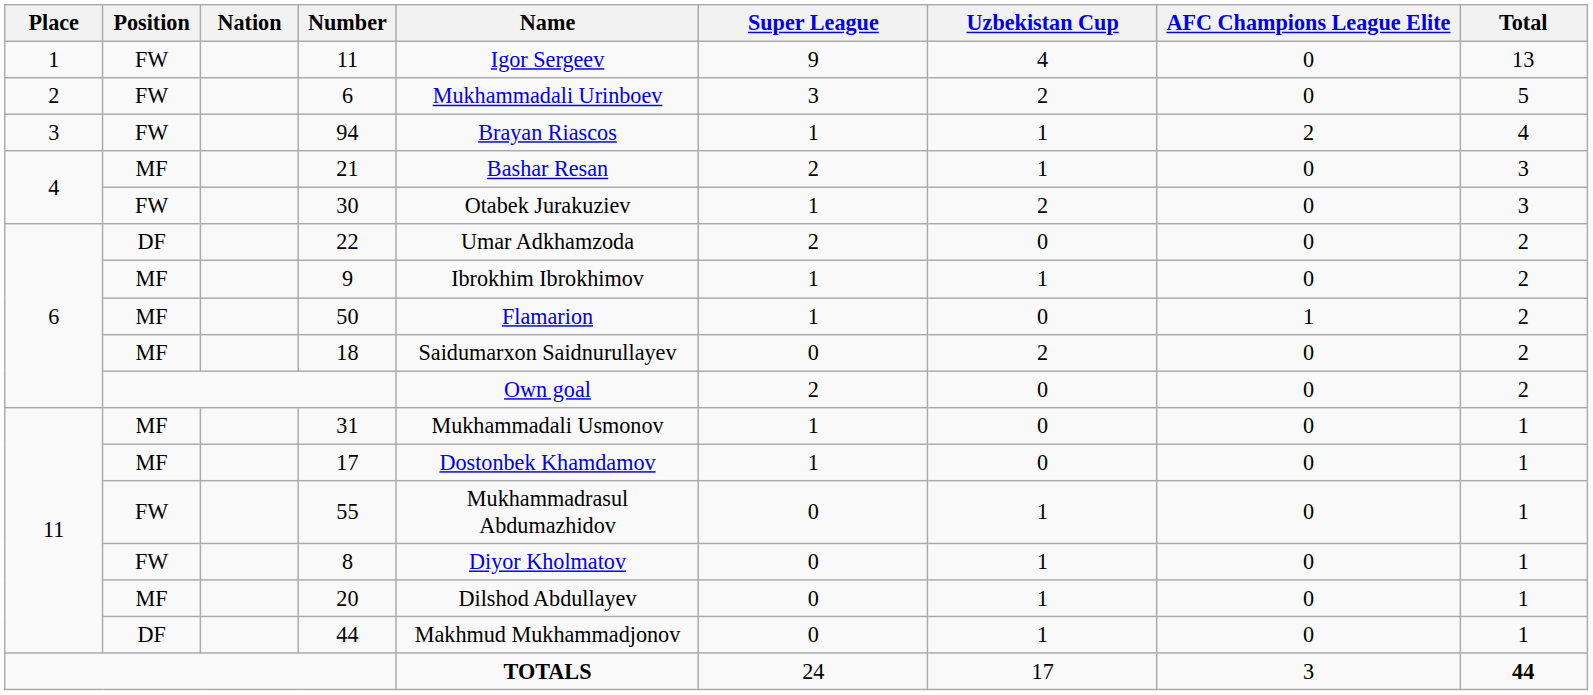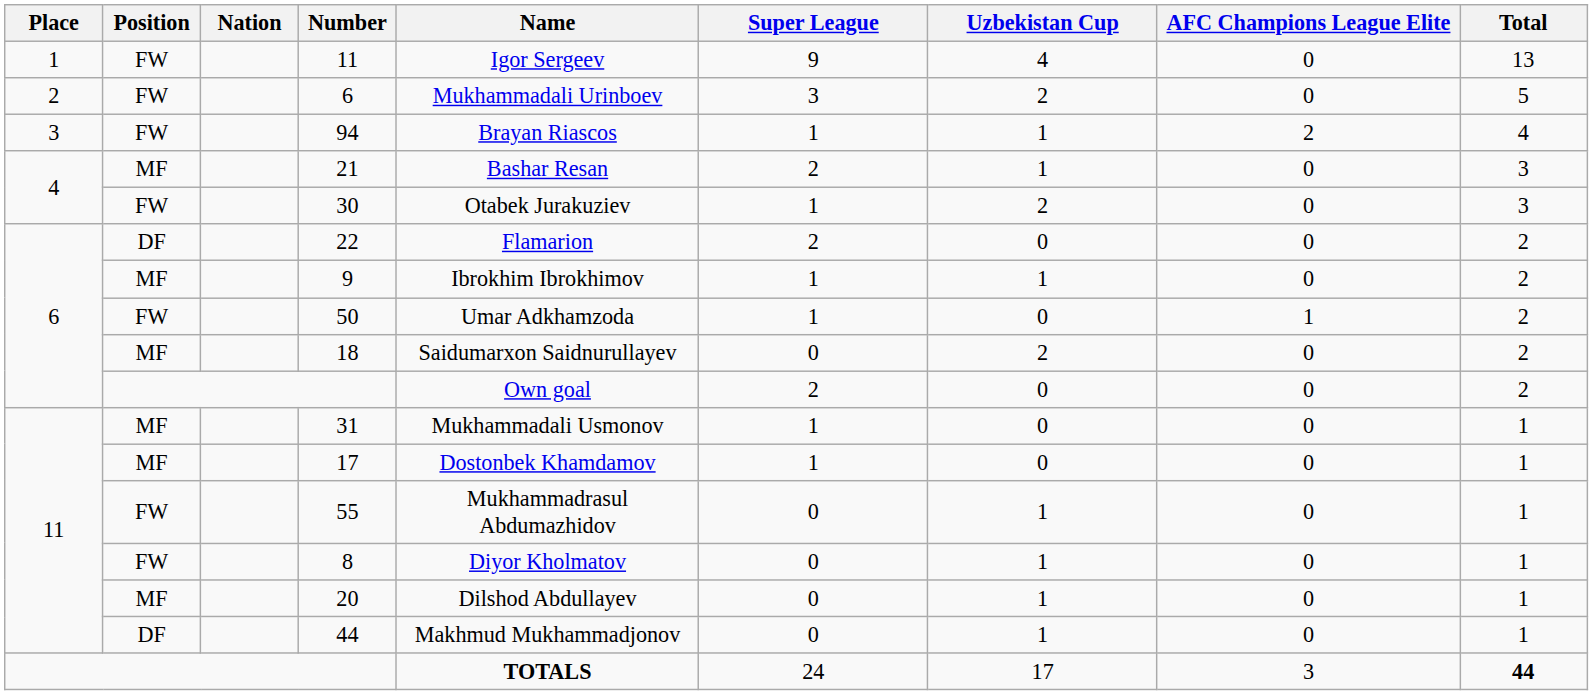(548, 242) Umar Adkhamzoda -> (548, 242) Flamarion
(152, 315) MF -> (152, 315) FW
(548, 315) Flamarion -> (548, 315) Umar Adkhamzoda
